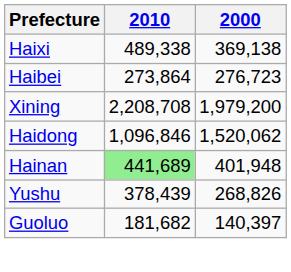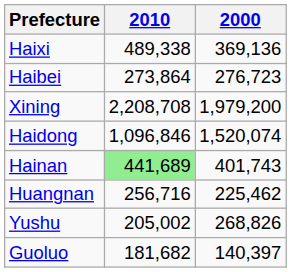(248, 49) 369,138 -> (248, 49) 369,136
(240, 136) 1,520,062 -> (240, 136) 1,520,074
(248, 165) 401,948 -> (248, 165) 401,743
+ row: (51, 194)
(157, 194) 378,439 -> (157, 223) 205,002
